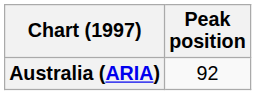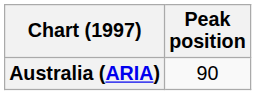(207, 73) 92 -> (207, 73) 90
